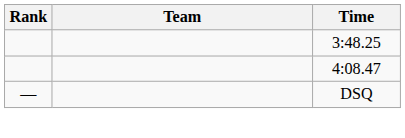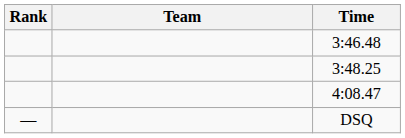+ row: (356, 42)
